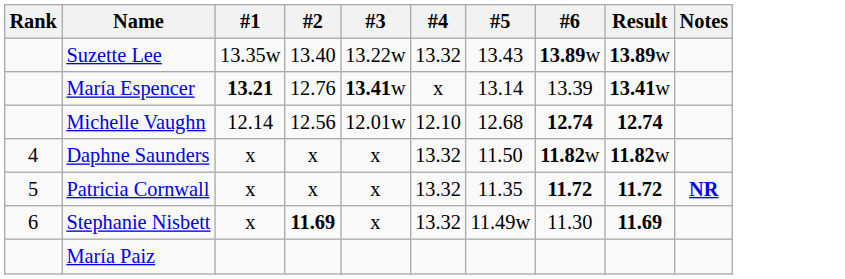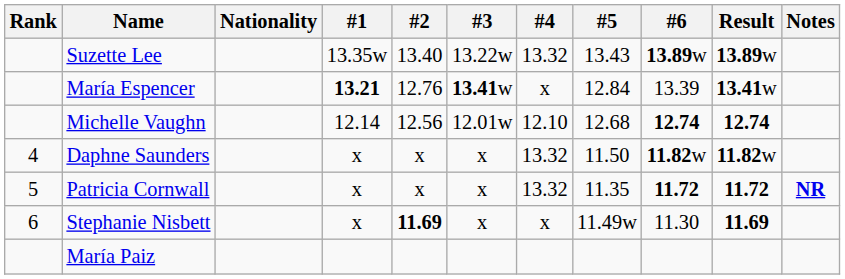+ column: (269, 21)
(500, 88) 13.14 -> (607, 88) 12.84
(438, 222) 13.32 -> (545, 222) x
